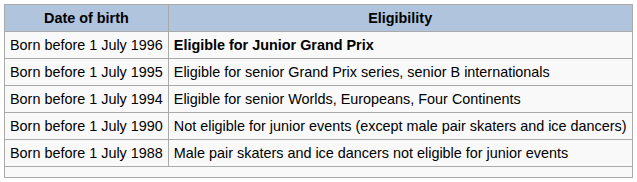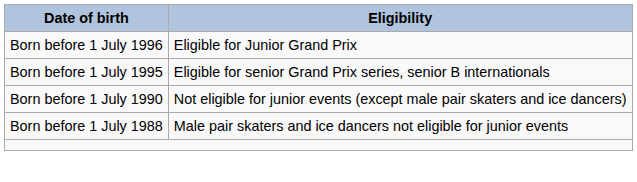(274, 45) bold -> (265, 45) normal
- row: (86, 99)
